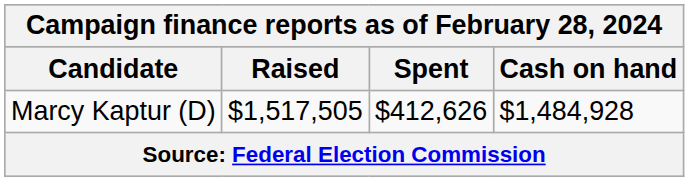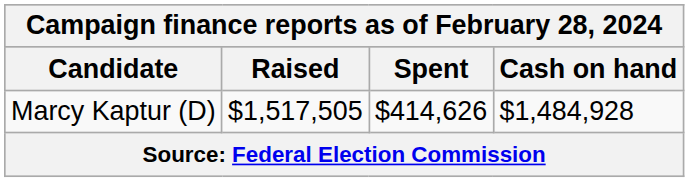(431, 111) $412,626 -> (431, 111) $414,626
